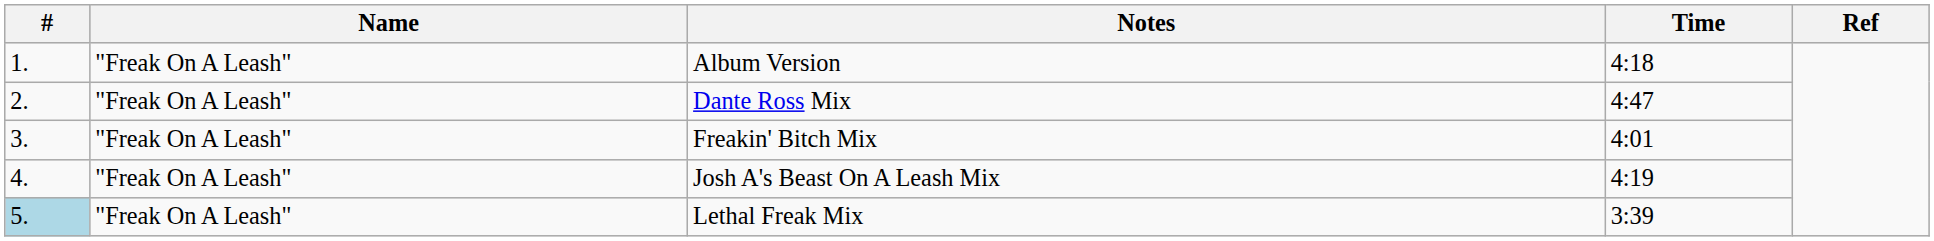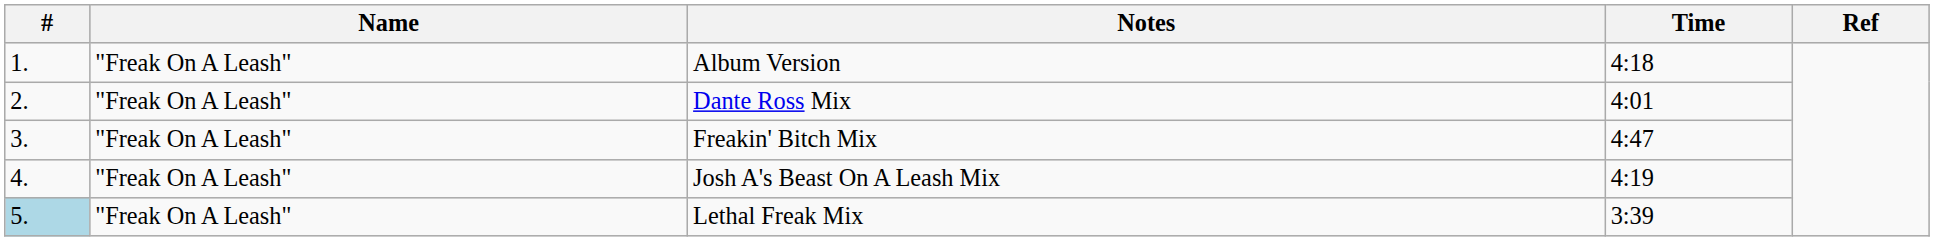(1632, 100) 4:47 -> (1632, 100) 4:01
(1632, 139) 4:01 -> (1632, 139) 4:47
